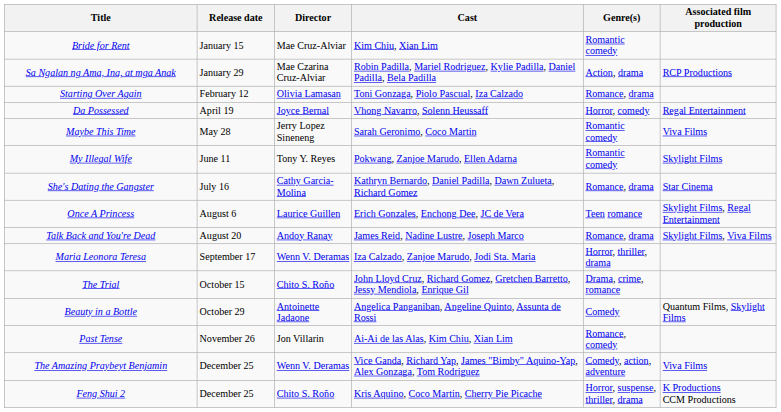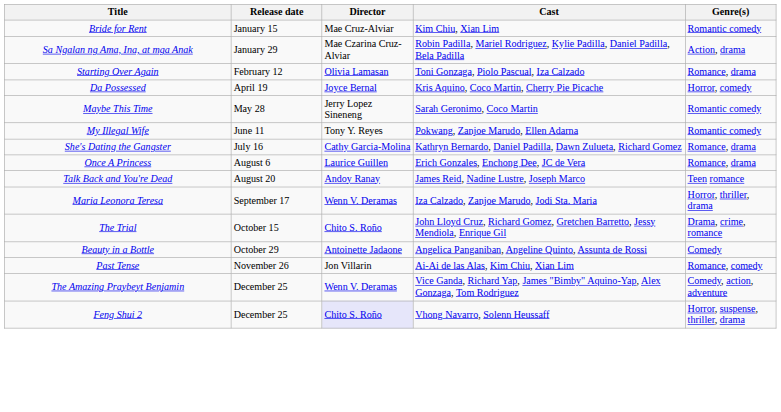- column: (718, 18)
(421, 110) Vhong Navarro, Solenn Heussaff -> (509, 87) Kris Aquino, Coco Martin, Cherry Pie Picache
(614, 214) Teen romance -> (722, 163) Romance, drama
(620, 235) Romance, drama -> (716, 179) Teen romance
(305, 394) no background -> (353, 314) lavender background
(448, 394) Kris Aquino, Coco Martin, Cherry Pie Picache -> (482, 314) Vhong Navarro, Solenn Heussaff
